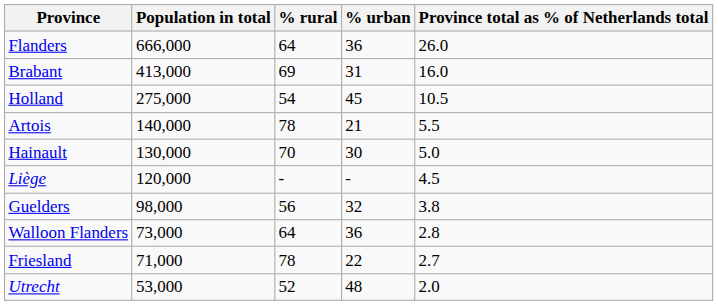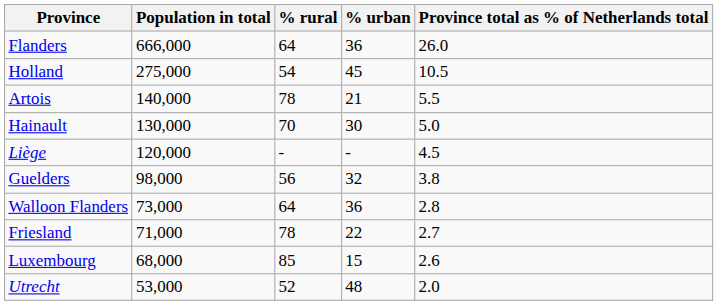- row: (35, 71)
+ row: (52, 260)
